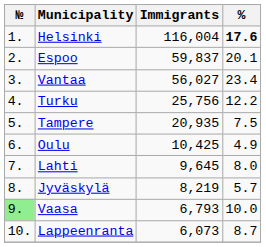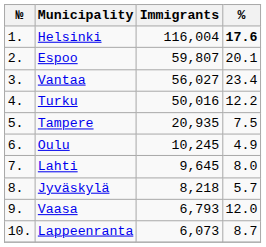(195, 59) 59,837 -> (195, 59) 59,807
(195, 102) 25,756 -> (195, 102) 50,016
(195, 145) 10,425 -> (195, 145) 10,245
(199, 188) 8,219 -> (199, 188) 8,218
(16, 210) lightgreen background -> (16, 210) no background
(241, 210) 10.0 -> (241, 210) 12.0
